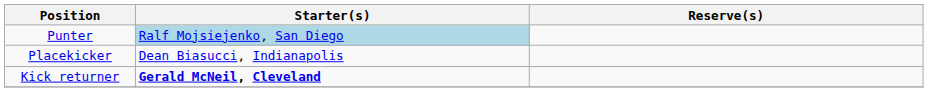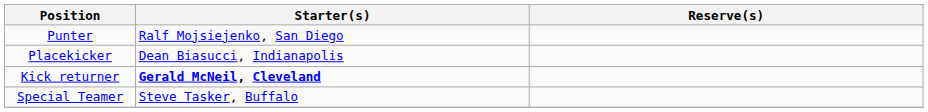(241, 35) lightblue background -> (241, 35) no background
+ row: (70, 97)
